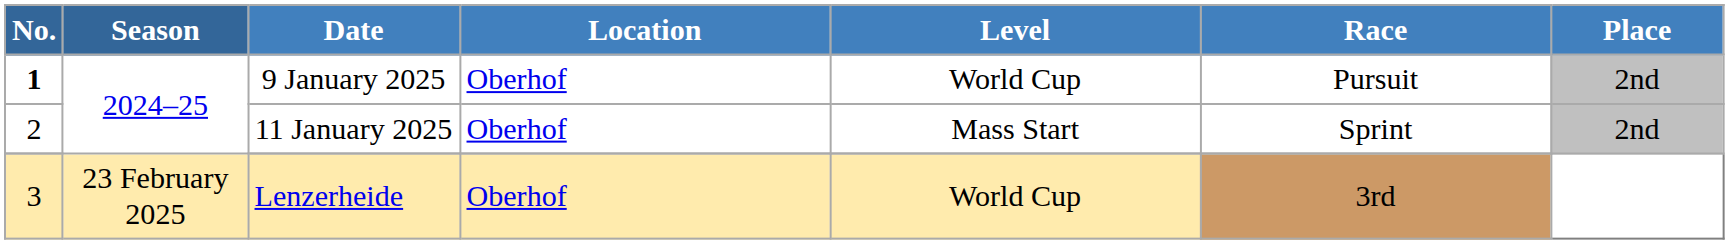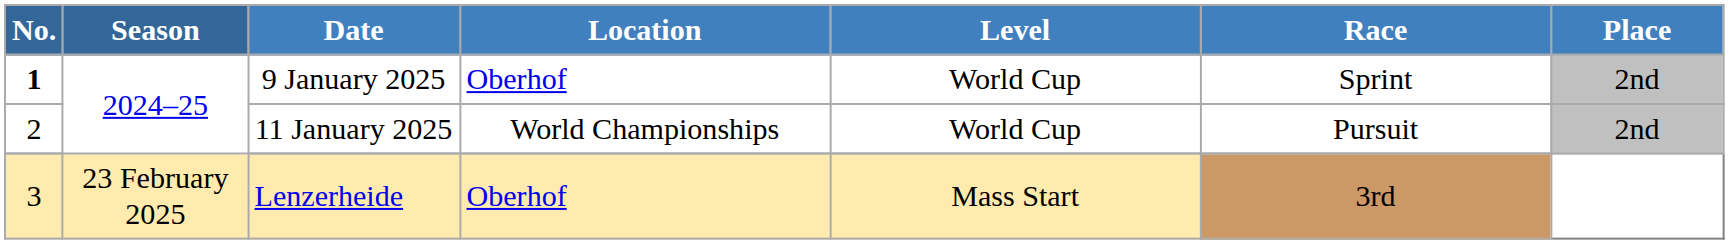(1376, 79) Pursuit -> (1376, 79) Sprint
(517, 128) Oberhof -> (645, 128) World Championships
(1015, 128) Mass Start -> (1015, 128) World Cup
(1376, 128) Sprint -> (1376, 128) Pursuit
(1015, 196) World Cup -> (1015, 196) Mass Start
